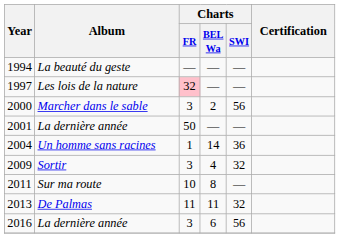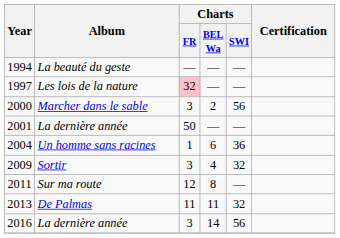(213, 145) 14 -> (213, 145) 6
(190, 184) 10 -> (190, 184) 12
(213, 223) 6 -> (213, 223) 14
